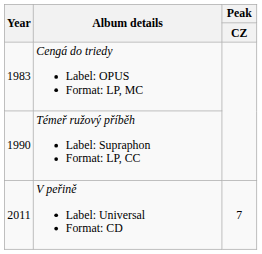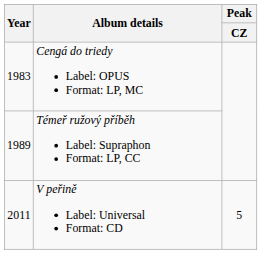(19, 145) 1990 -> (19, 145) 1989
(239, 214) 7 -> (239, 214) 5
